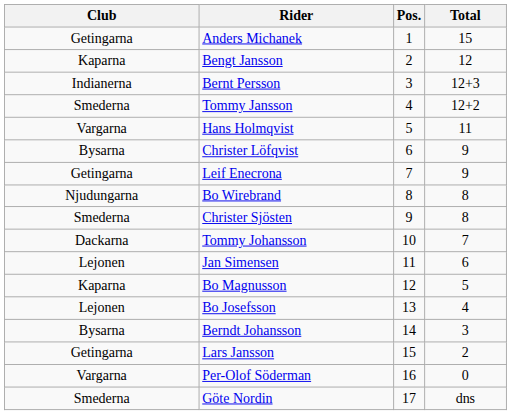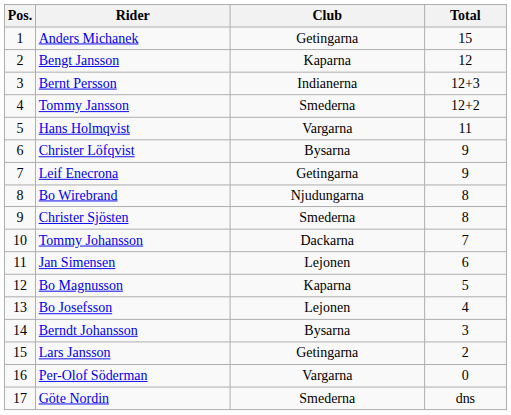columns swapped: (409, 15) <-> (102, 15)
